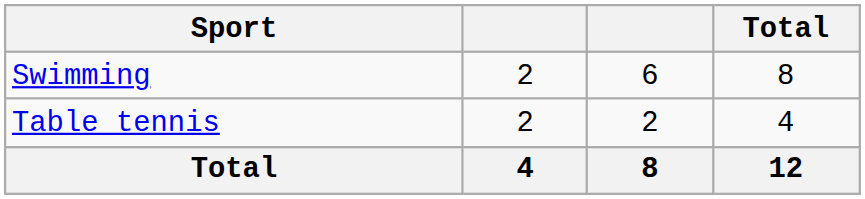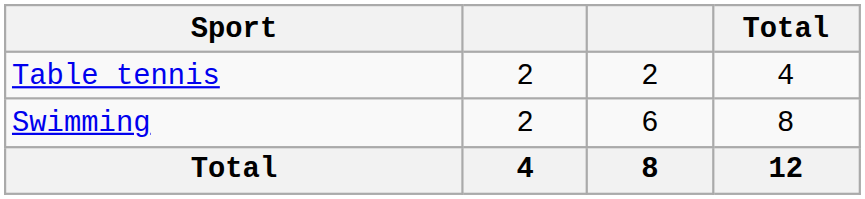rows swapped: (81, 76) <-> (116, 123)
